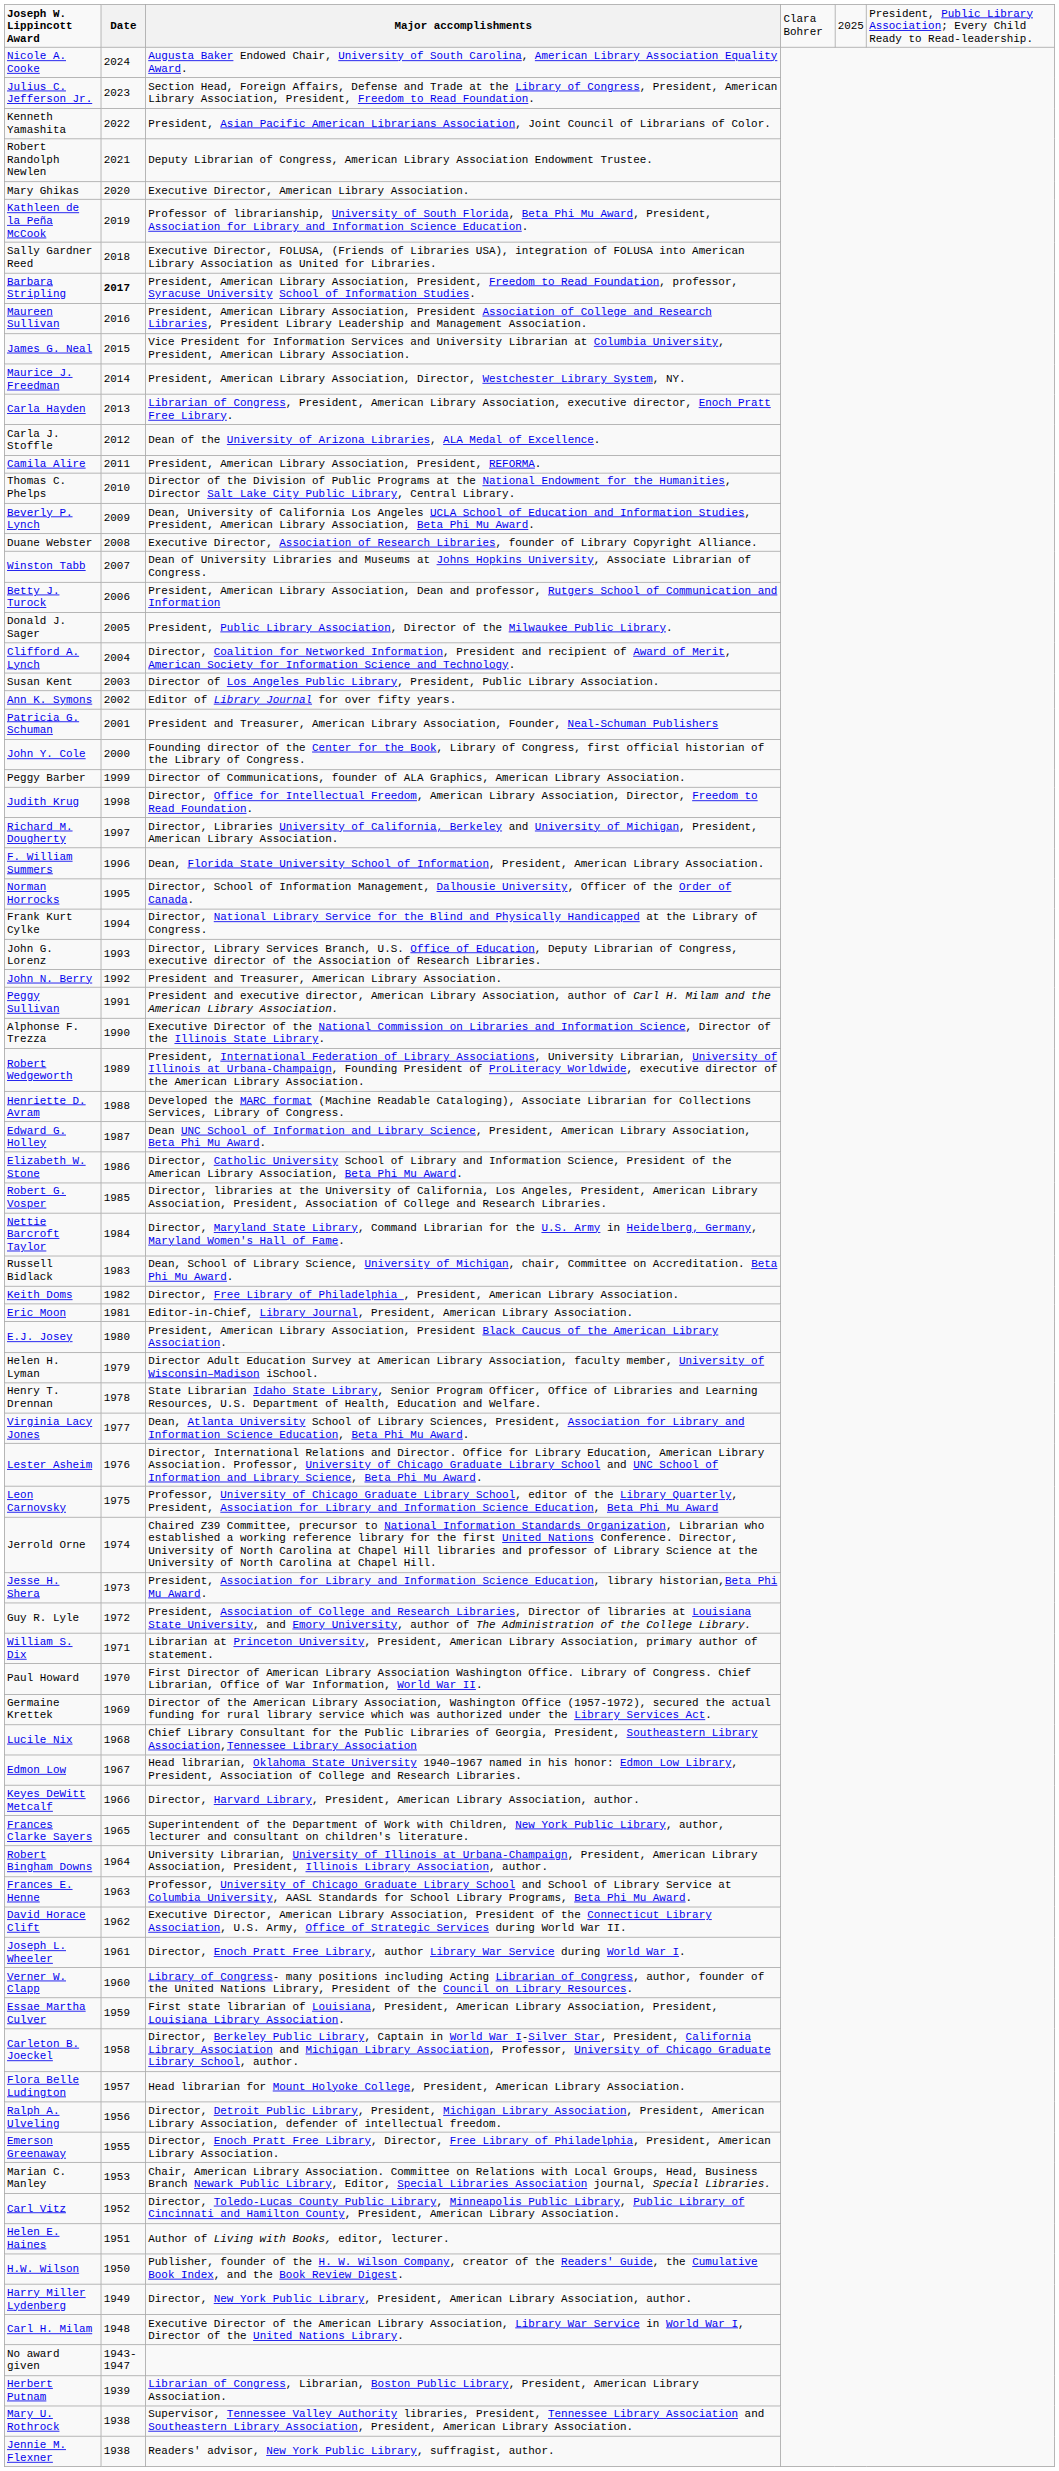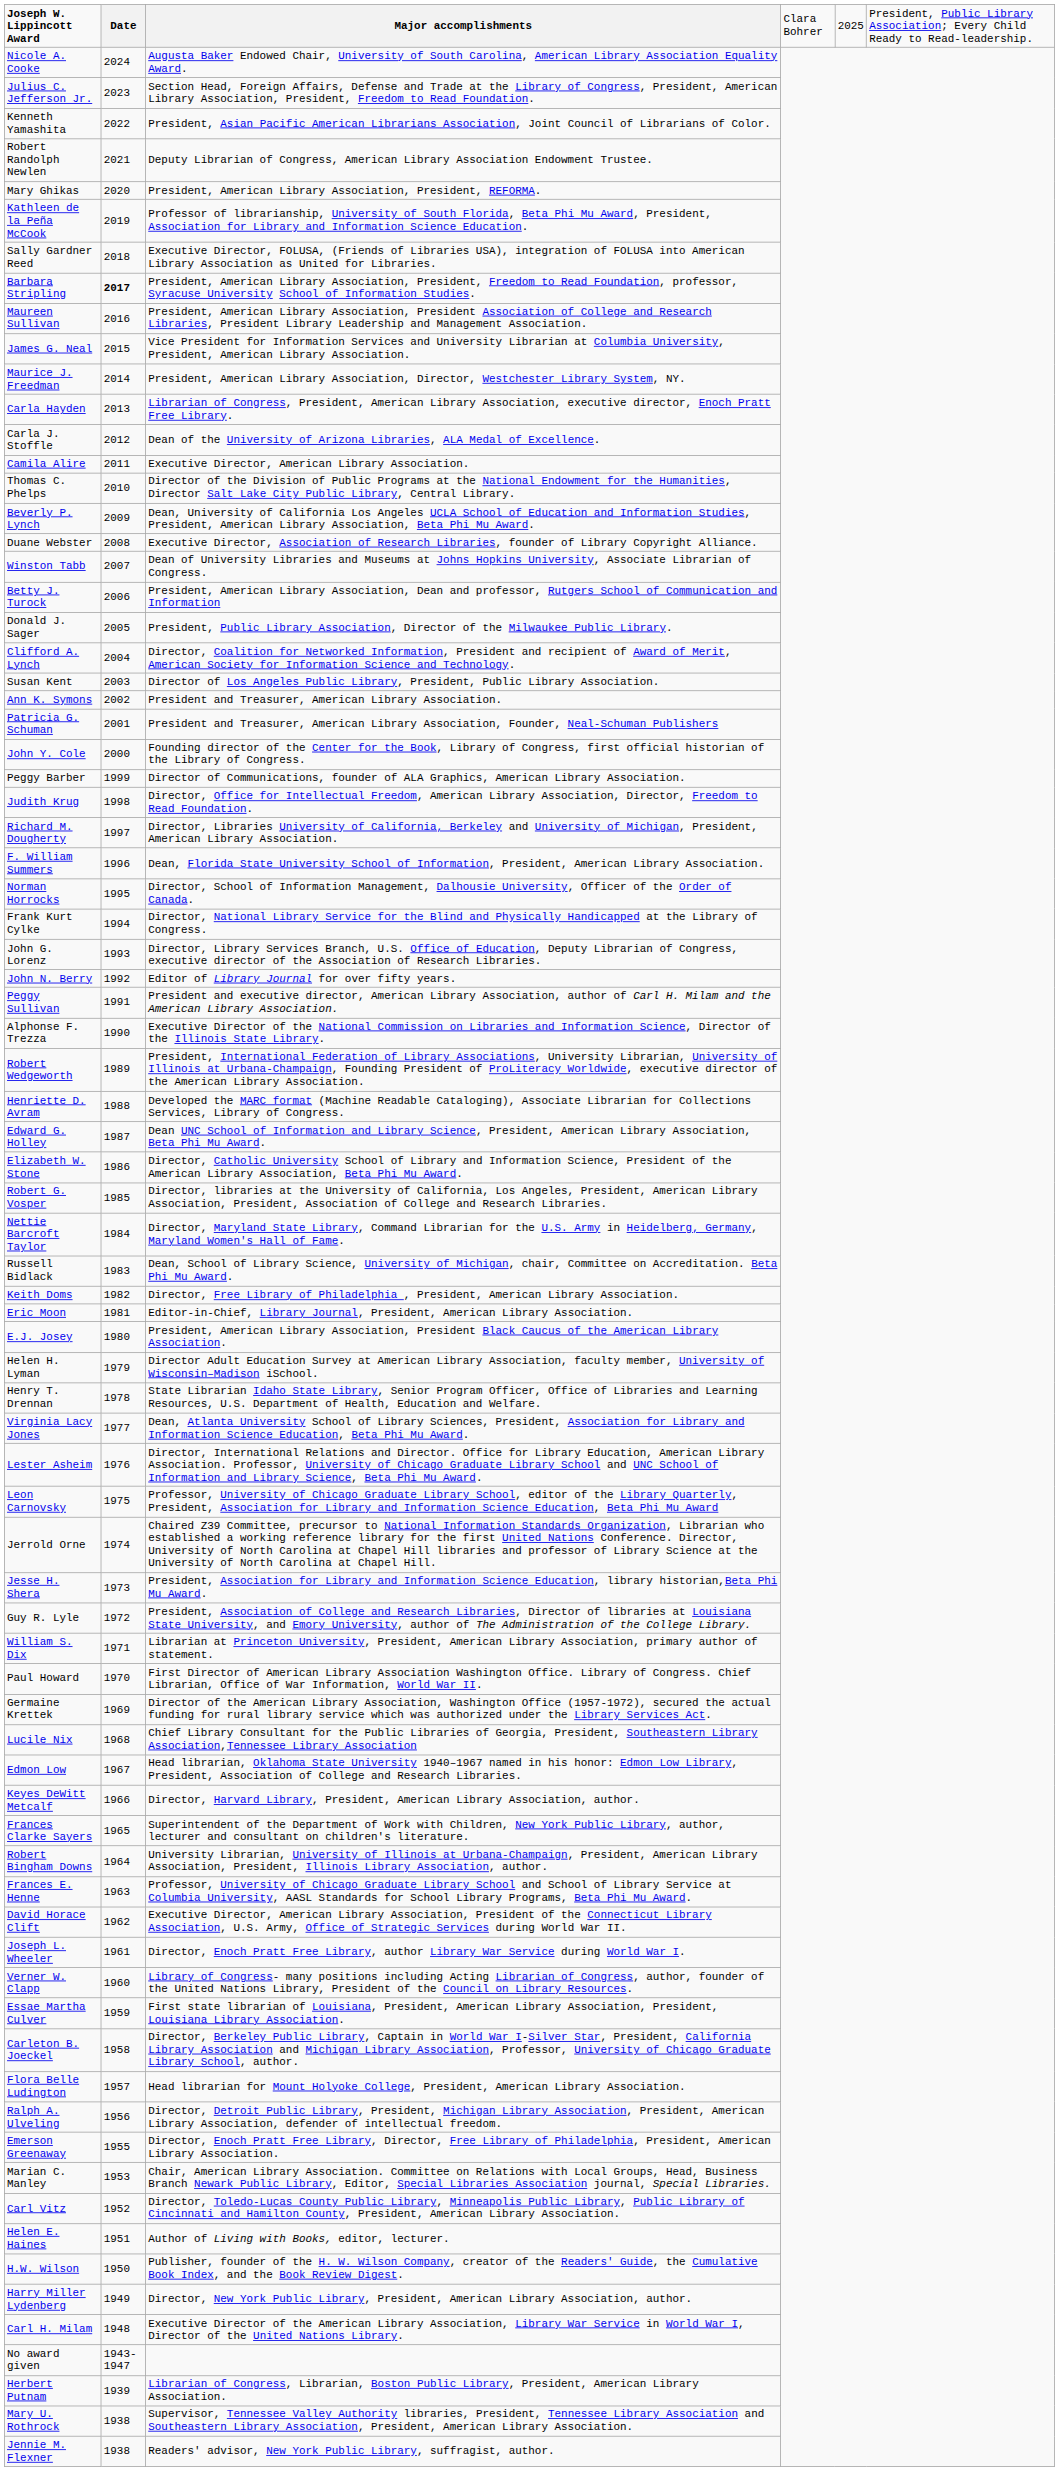(309, 191) Executive Director, American Library Association. -> (345, 191) President, American Library Association, President, REFORMA.
(345, 464) President, American Library Association, President, REFORMA. -> (309, 464) Executive Director, American Library Association.
(302, 700) Editor of Library Journal for over fifty years. -> (325, 700) President and Treasurer, American Library Association.
(325, 979) President and Treasurer, American Library Association. -> (302, 979) Editor of Library Journal for over fifty years.
